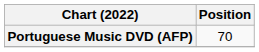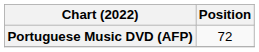(225, 36) 70 -> (225, 36) 72
